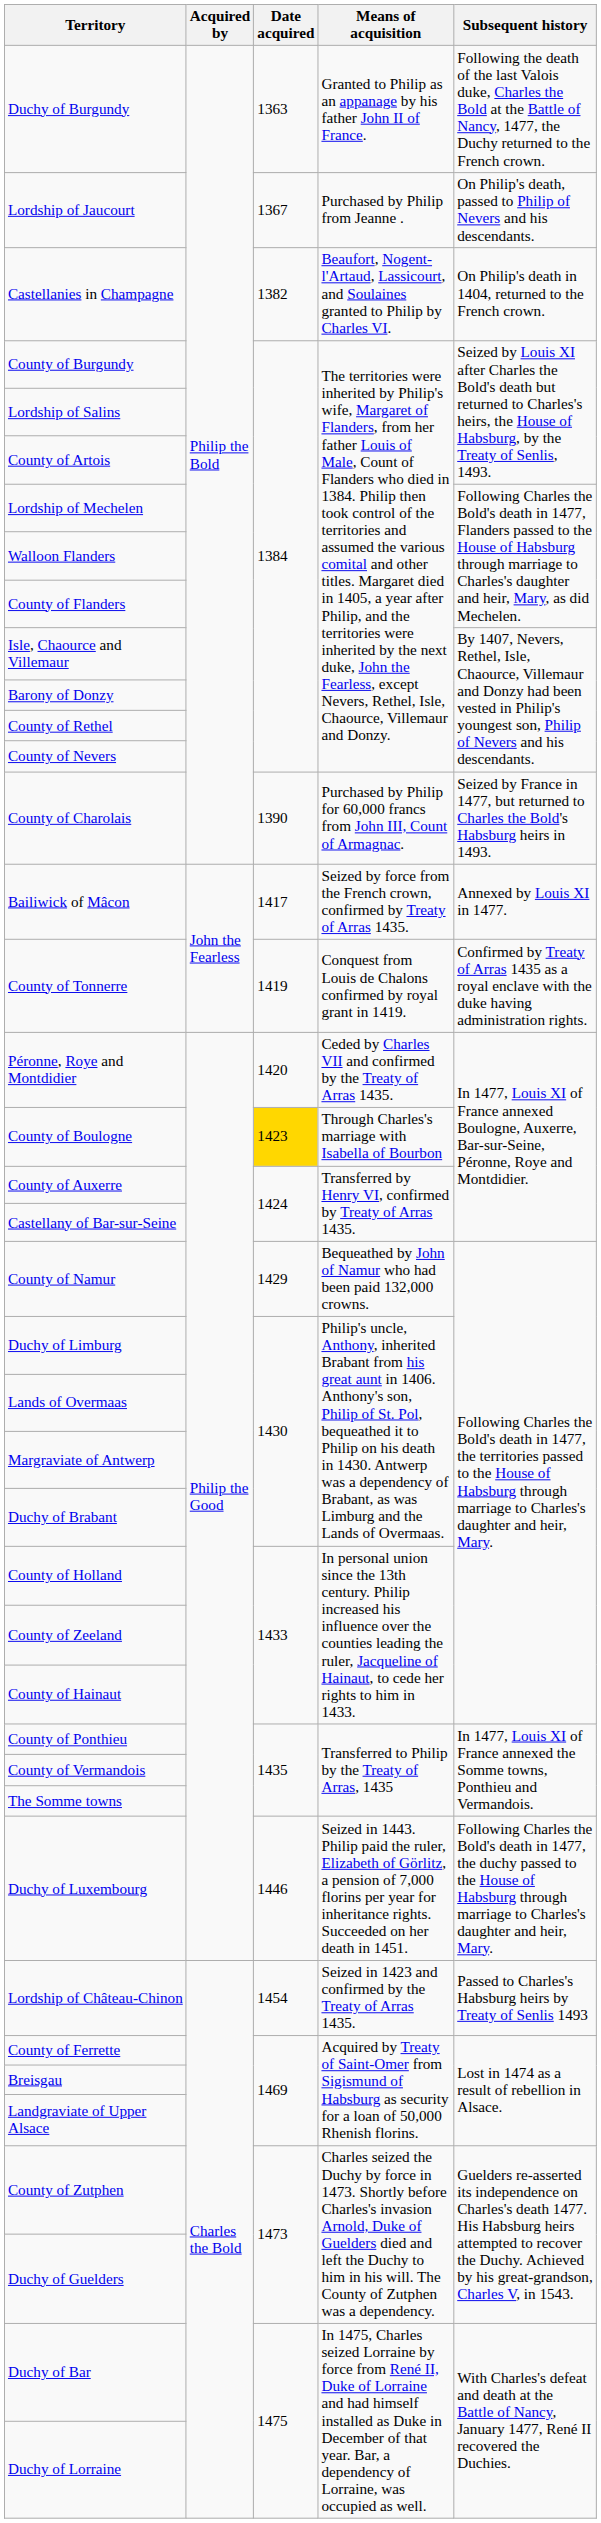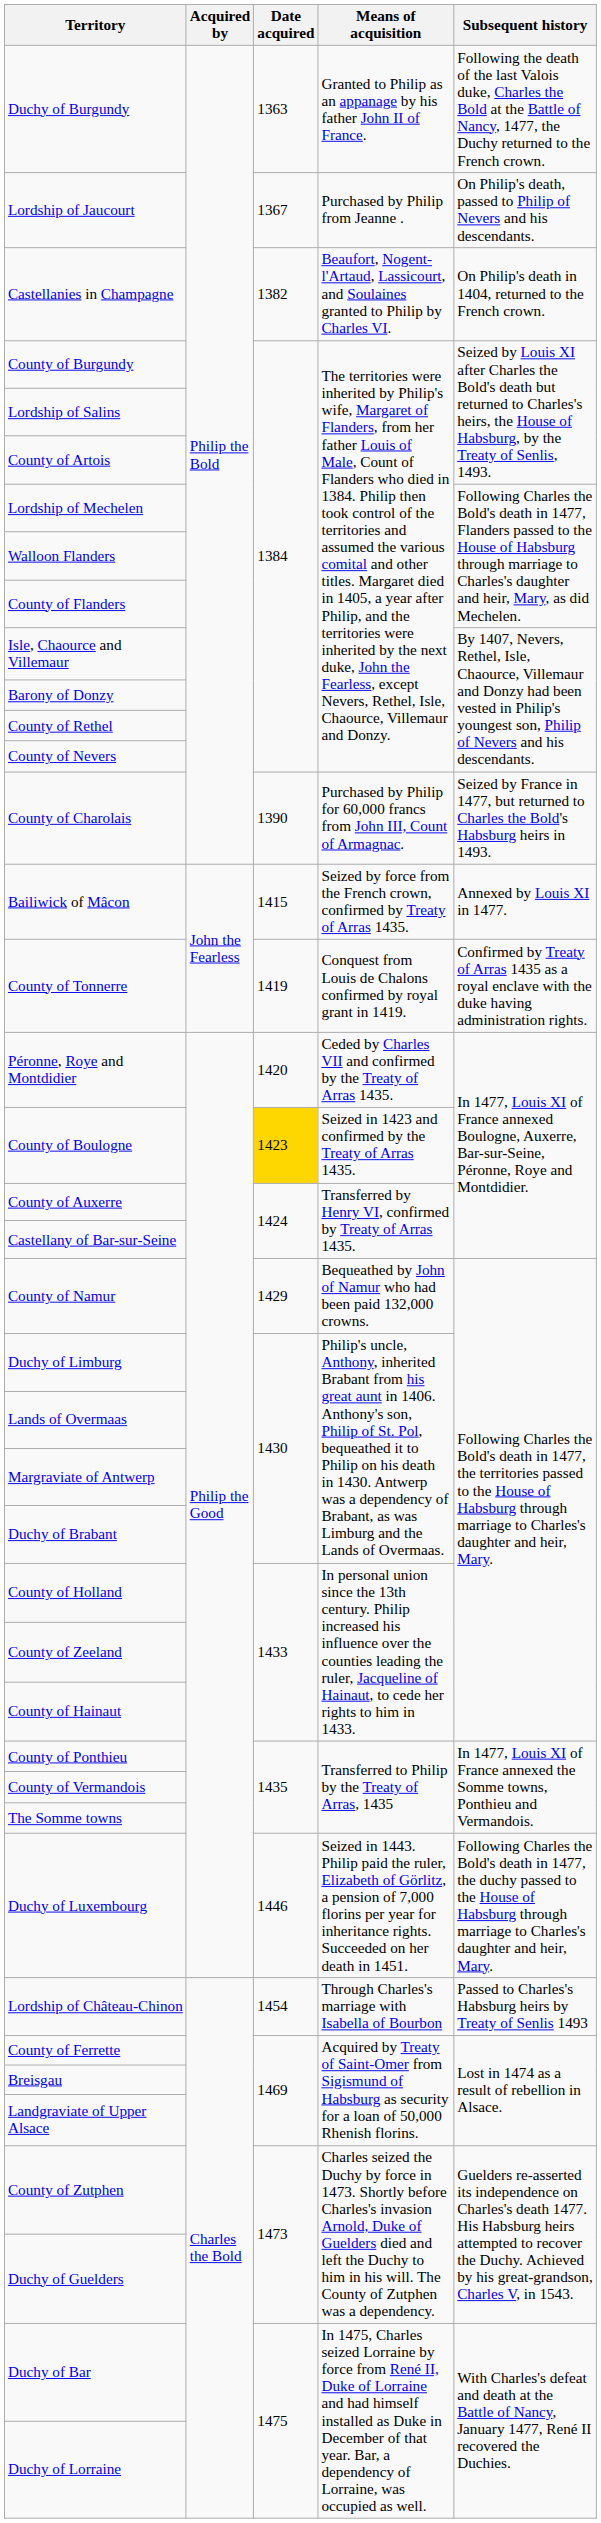(272, 901) 1417 -> (272, 901) 1415
(382, 1136) Through Charles's marriage with Isabella of Bourbon -> (379, 1145) Seized in 1423 and confirmed by the Treaty of Arras 1435.
(379, 1998) Seized in 1423 and confirmed by the Treaty of Arras 1435. -> (382, 2006) Through Charles's marriage with Isabella of Bourbon
